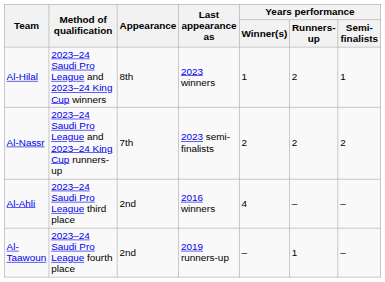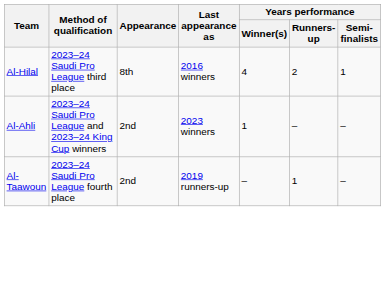(82, 77) 2023–24 Saudi Pro League and 2023–24 King Cup winners -> (79, 71) 2023–24 Saudi Pro League third place
(198, 77) 2023 winners -> (198, 71) 2016 winners
(244, 77) 1 -> (244, 71) 4
- row: (26, 143)
(79, 203) 2023–24 Saudi Pro League third place -> (82, 126) 2023–24 Saudi Pro League and 2023–24 King Cup winners
(198, 203) 2016 winners -> (198, 126) 2023 winners
(244, 203) 4 -> (244, 126) 1
